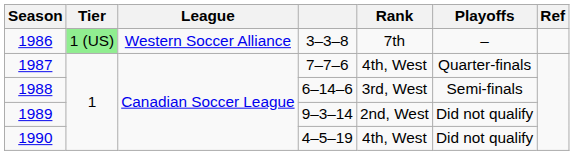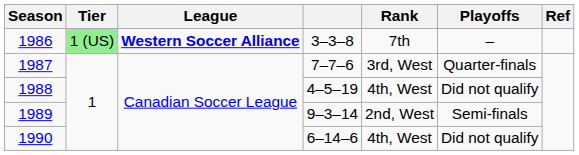(208, 41) normal -> (210, 41) bold
(394, 65) 4th, West -> (399, 65) 3rd, West
(327, 89) 6–14–6 -> (332, 89) 4–5–19
(394, 89) 3rd, West -> (399, 89) 4th, West
(485, 89) Semi-finals -> (490, 89) Did not qualify
(485, 114) Did not qualify -> (490, 114) Semi-finals
(327, 138) 4–5–19 -> (332, 138) 6–14–6
